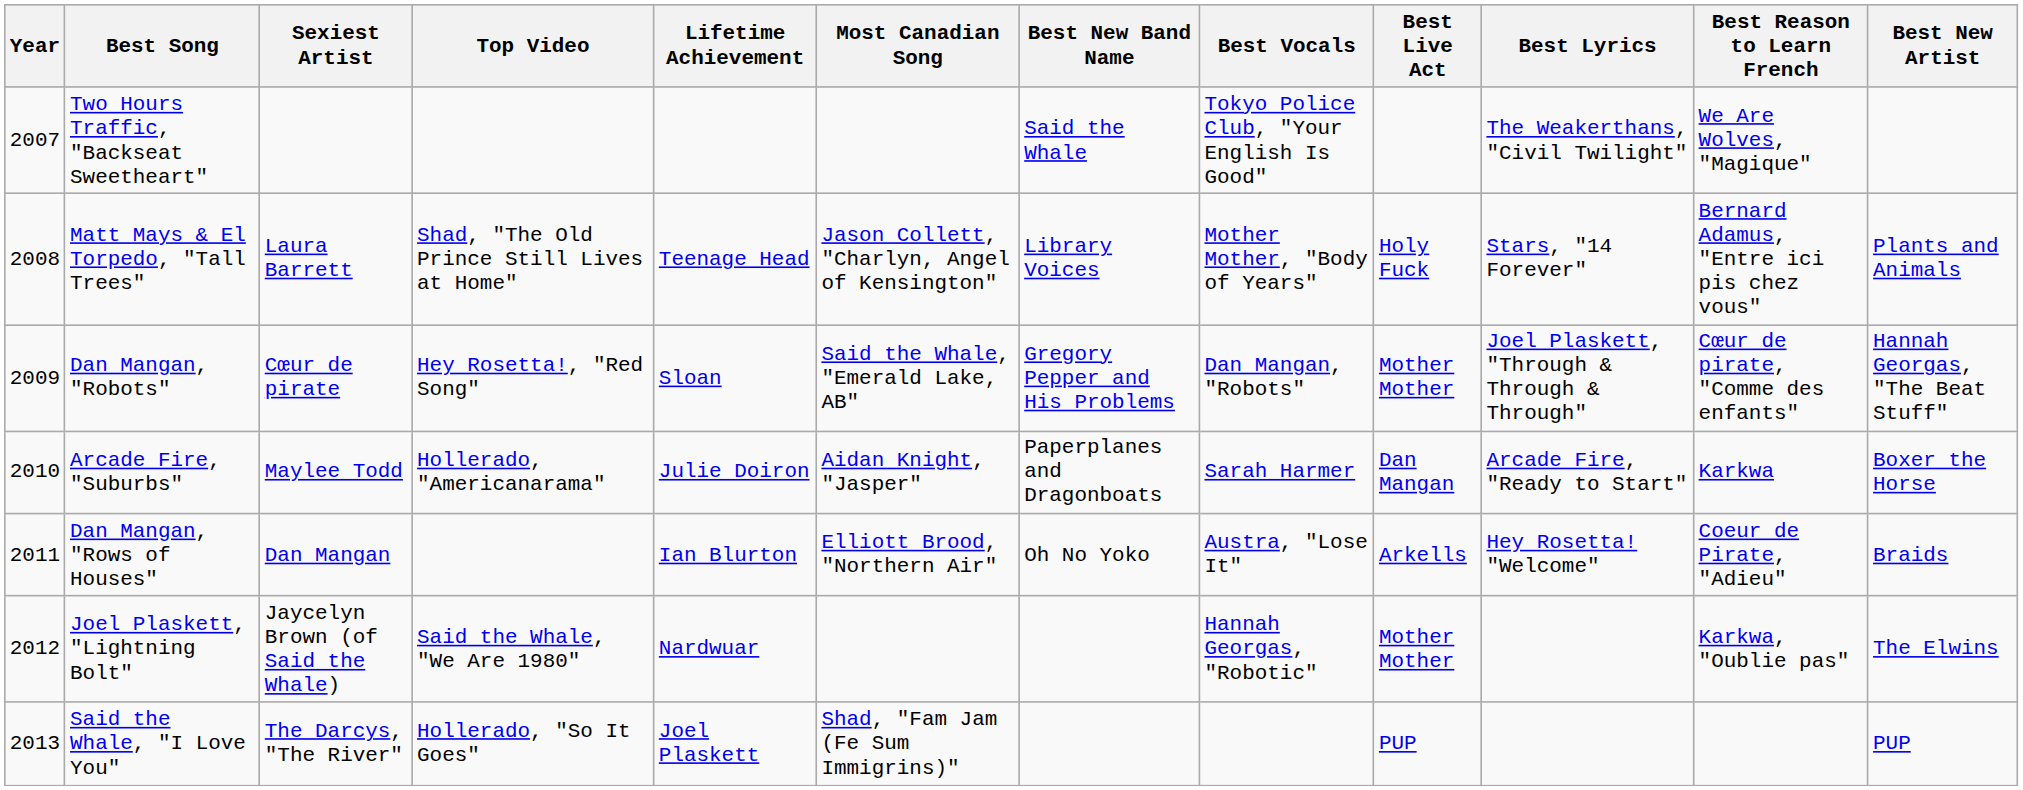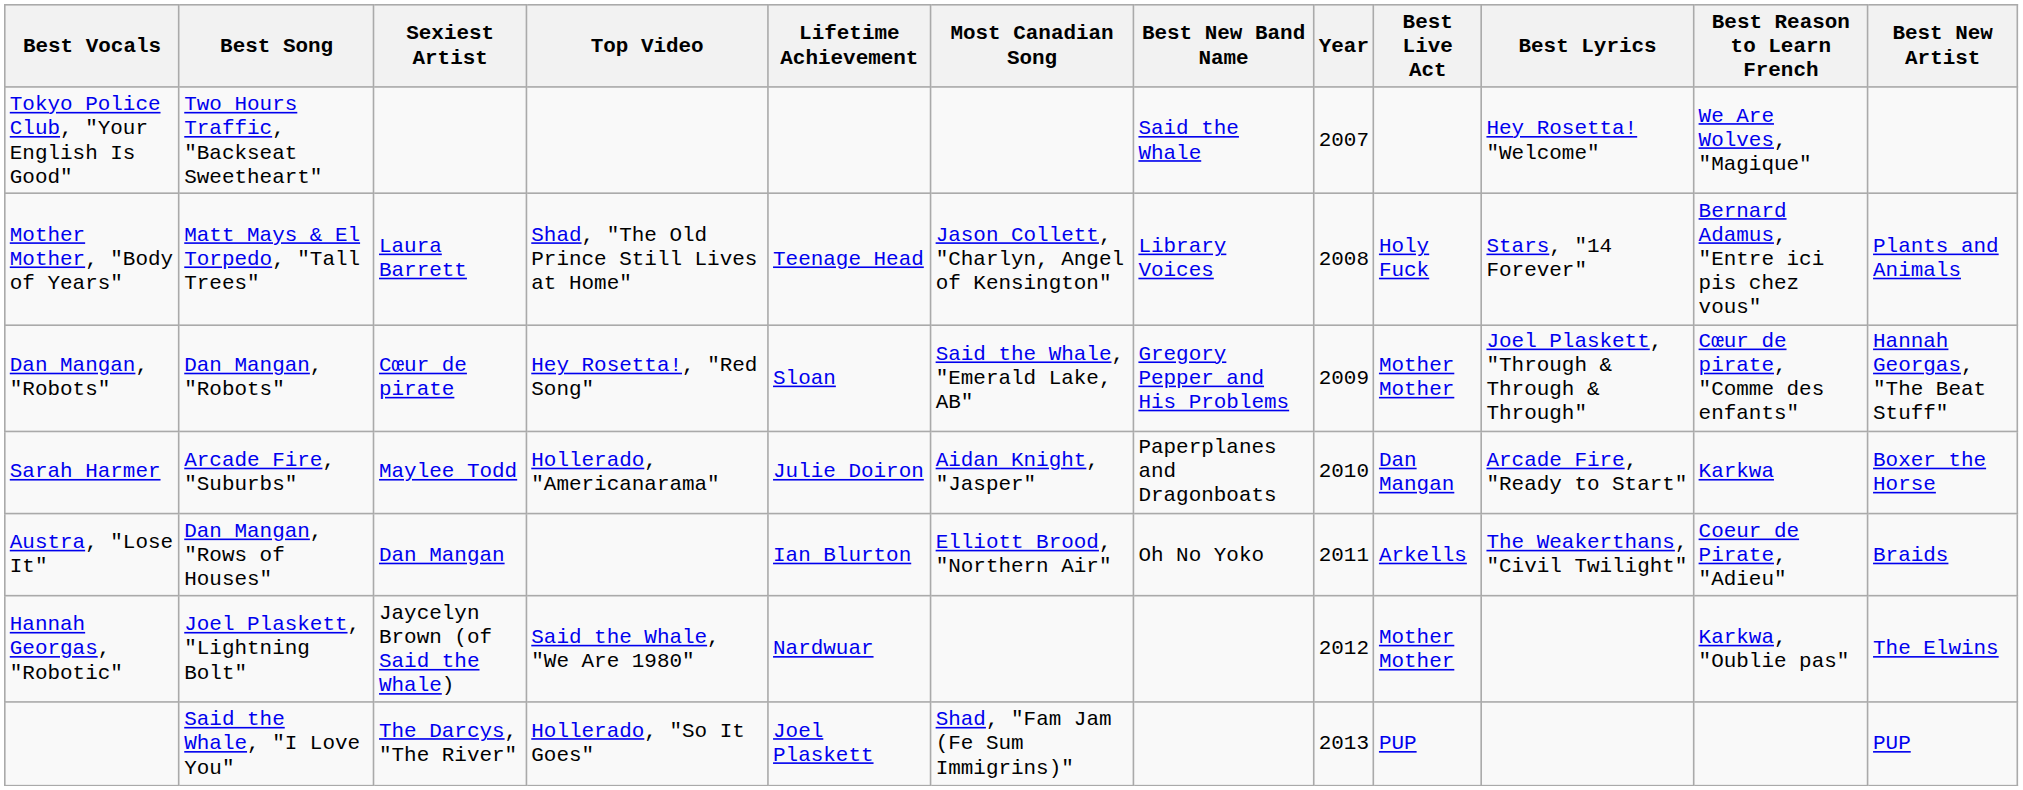columns swapped: (35, 46) <-> (1287, 46)
(1587, 140) The Weakerthans, "Civil Twilight" -> (1562, 140) Hey Rosetta! "Welcome"
(1562, 555) Hey Rosetta! "Welcome" -> (1587, 555) The Weakerthans, "Civil Twilight"
